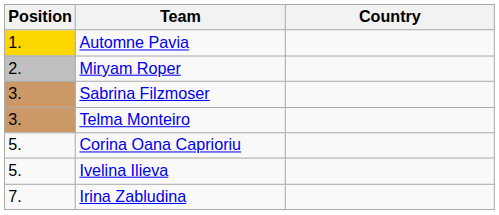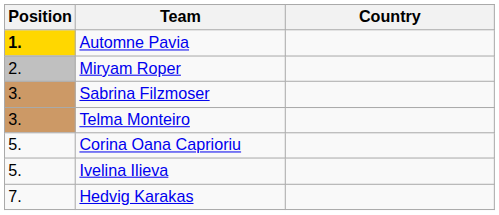(15, 42) normal -> (15, 42) bold
+ row: (136, 196)
- row: (133, 196)
